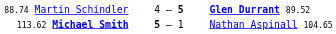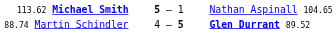rows swapped: (73, 24) <-> (66, 10)
